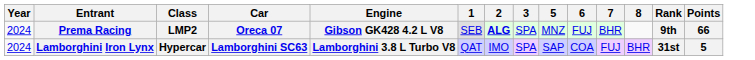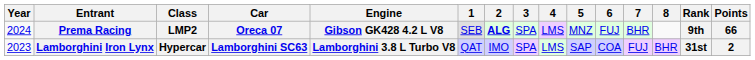+ column: (553, 13)
(19, 47) 2024 -> (19, 47) 2023
(704, 47) 5 -> (731, 47) 2
